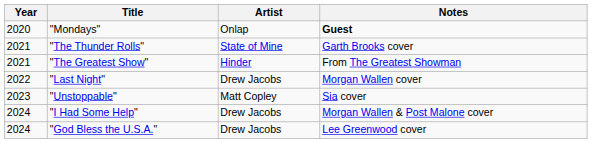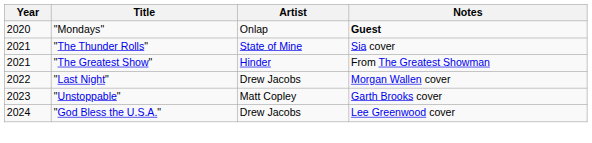(368, 46) Garth Brooks cover -> (373, 46) Sia cover
(344, 96) Sia cover -> (397, 96) Garth Brooks cover
- row: (94, 113)
